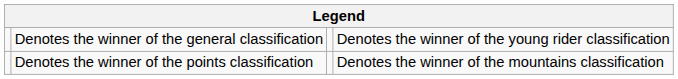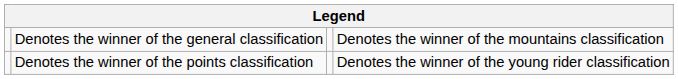(503, 39) Denotes the winner of the young rider classification -> (500, 39) Denotes the winner of the mountains classification
(500, 62) Denotes the winner of the mountains classification -> (503, 62) Denotes the winner of the young rider classification
